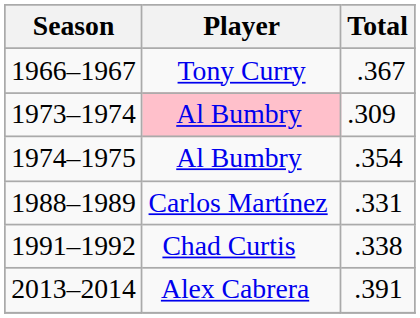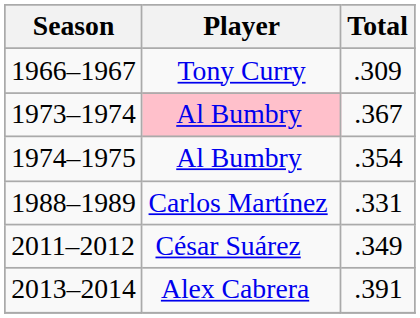(378, 70) .367 -> (378, 70) .309
(372, 114) .309 -> (375, 114) .367
- row: (74, 245)
+ row: (73, 245)
